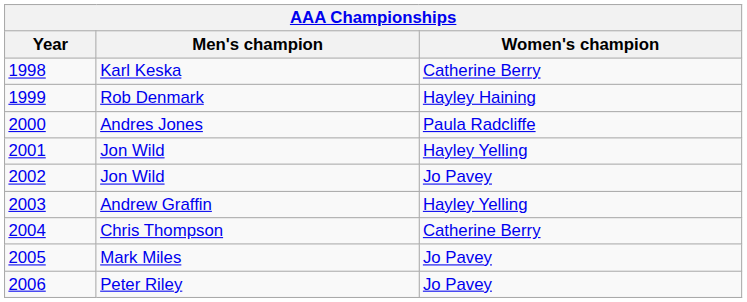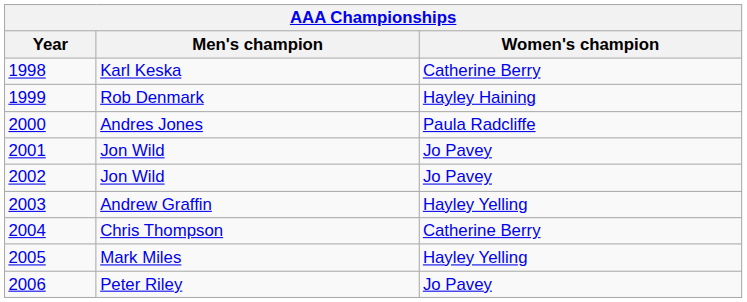(475, 151) Hayley Yelling -> (457, 151) Jo Pavey
(457, 257) Jo Pavey -> (475, 257) Hayley Yelling
